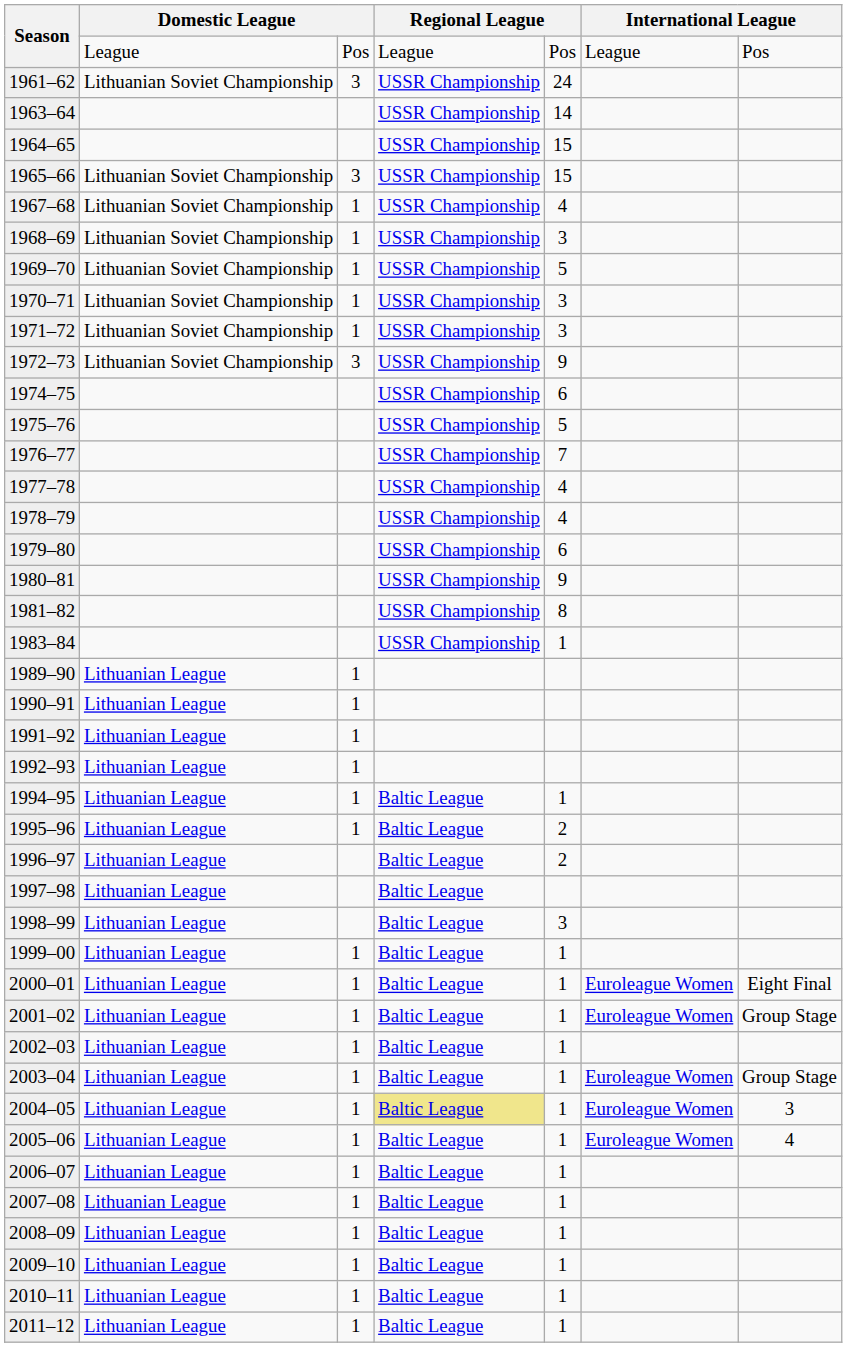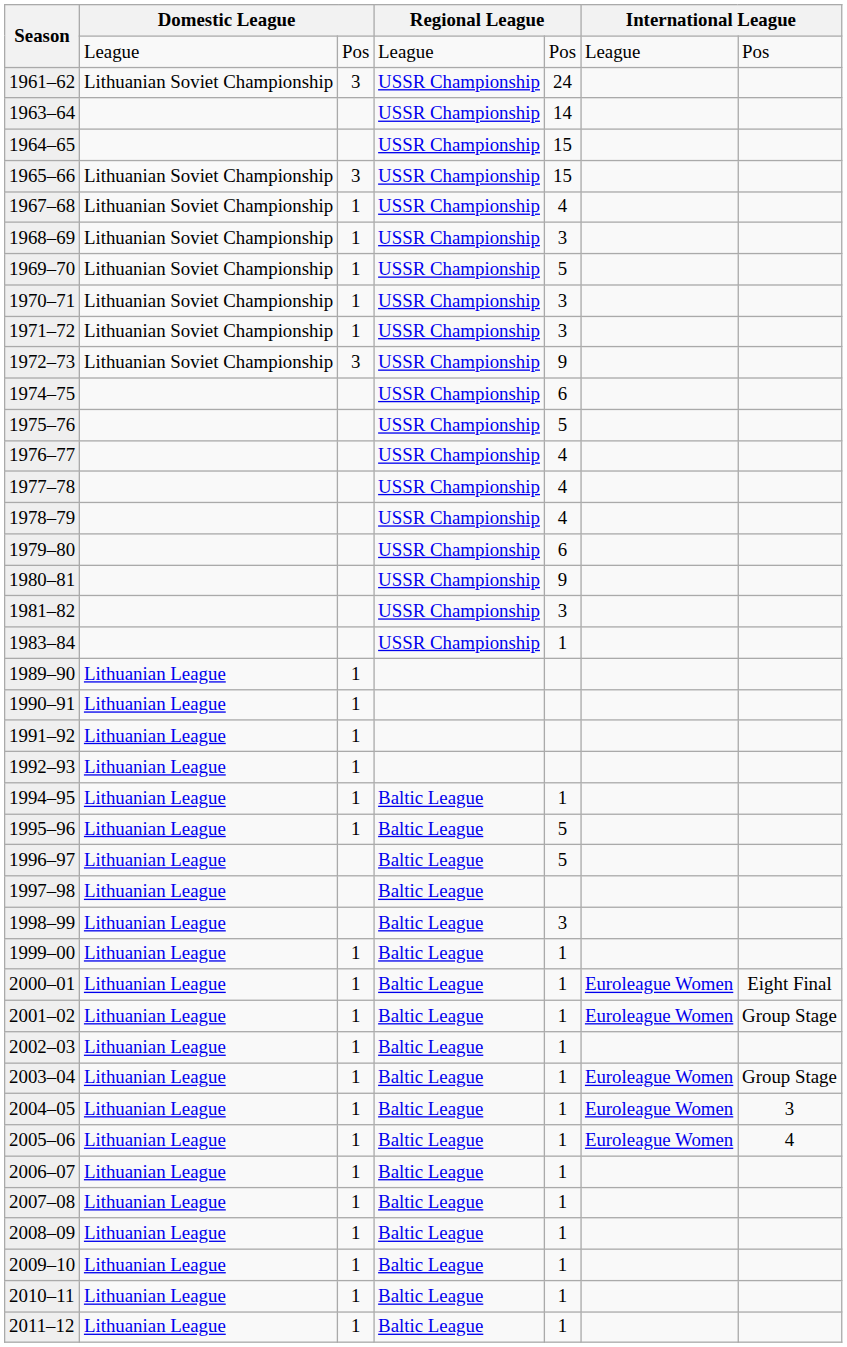(562, 456) 7 -> (562, 456) 4
(562, 611) 8 -> (562, 611) 3
(562, 829) 2 -> (562, 829) 5
(562, 860) 2 -> (562, 860) 5
(431, 1109) khaki background -> (431, 1109) no background
